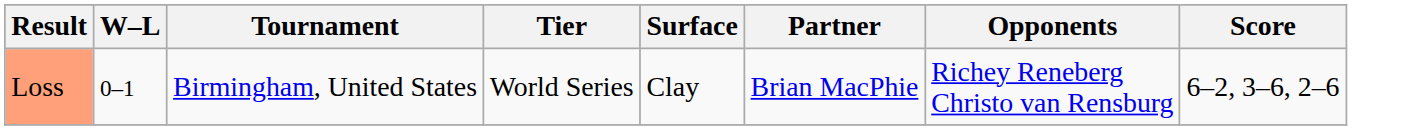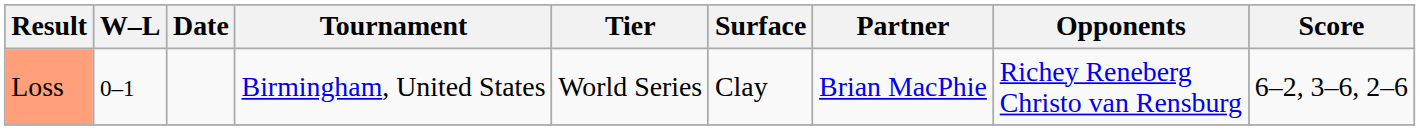+ column: (201, 26)
